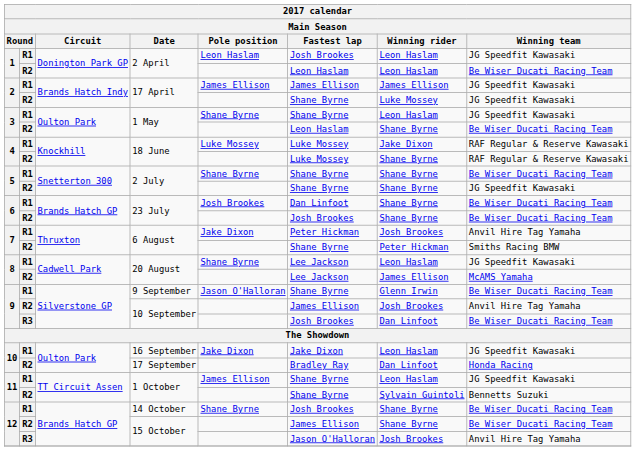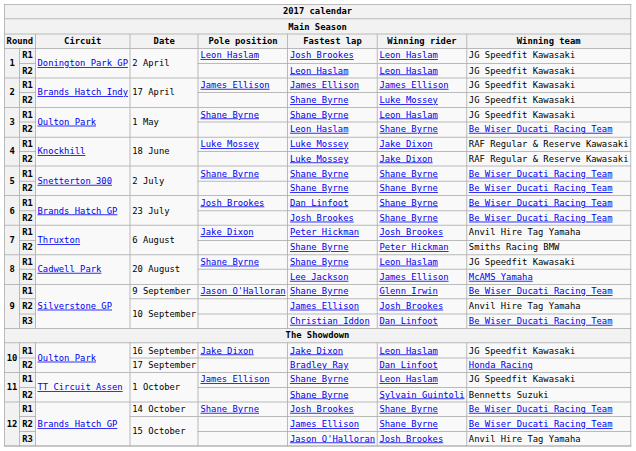(541, 71) Be Wiser Ducati Racing Team -> (522, 71) JG Speedfit Kawasaki
(409, 159) Shane Byrne -> (406, 159) Jake Dixon
(522, 189) JG Speedfit Kawasaki -> (541, 189) Be Wiser Ducati Racing Team
(319, 262) Lee Jackson -> (319, 262) Shane Byrne
(322, 321) Josh Brookes -> (330, 321) Christian Iddon
